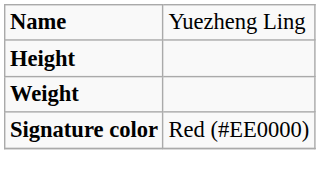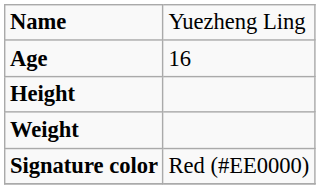+ row: (29, 58)
